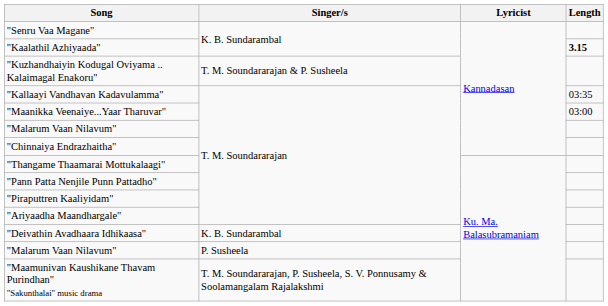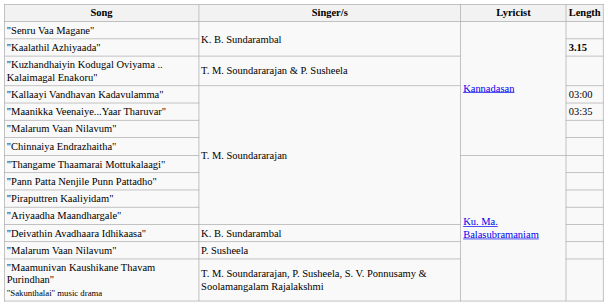(581, 94) 03:35 -> (581, 94) 03:00
(581, 112) 03:00 -> (581, 112) 03:35
